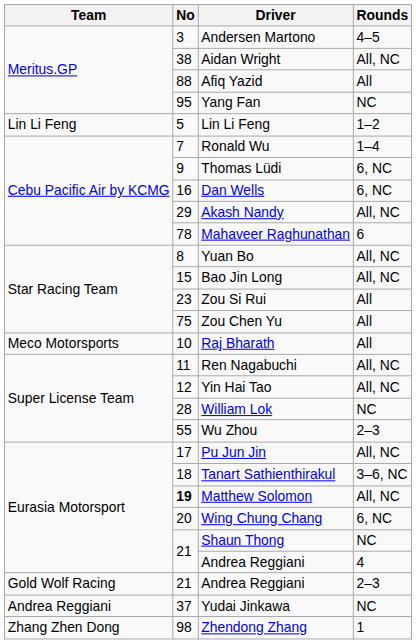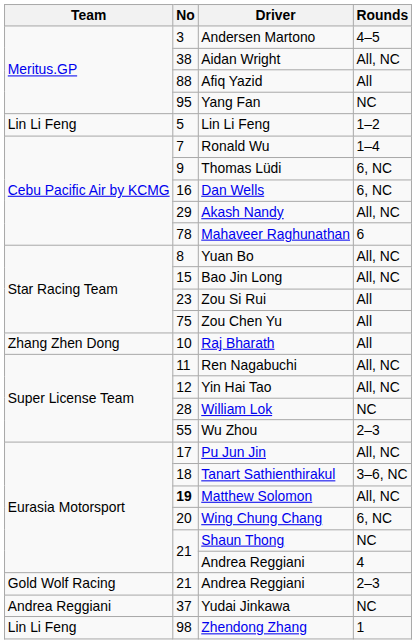(63, 343) Meco Motorsports -> (64, 343) Zhang Zhen Dong
(64, 627) Zhang Zhen Dong -> (42, 627) Lin Li Feng
